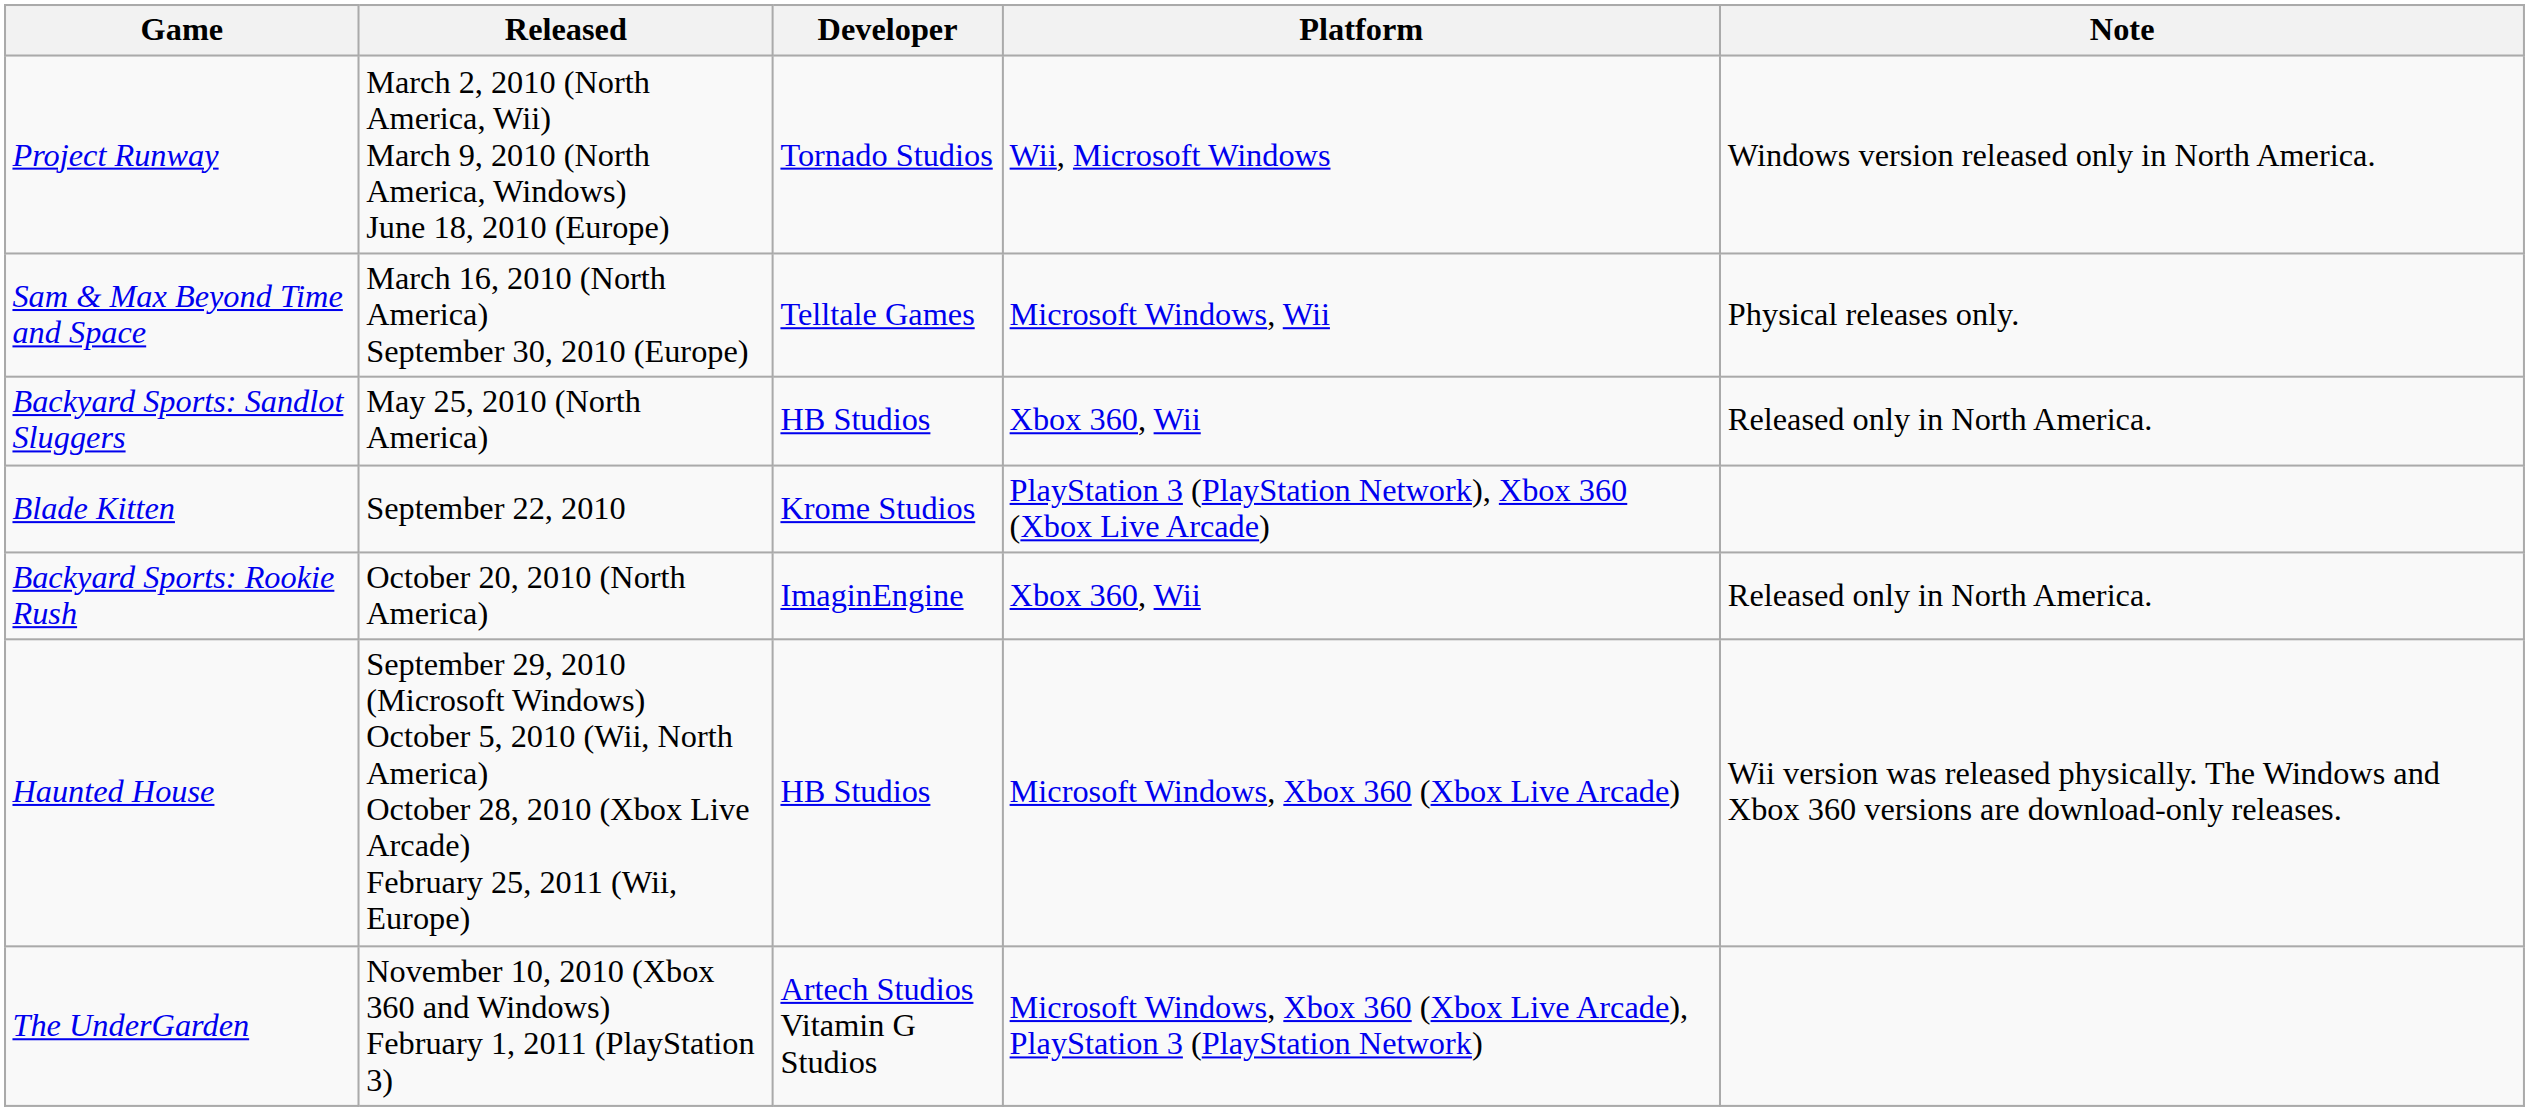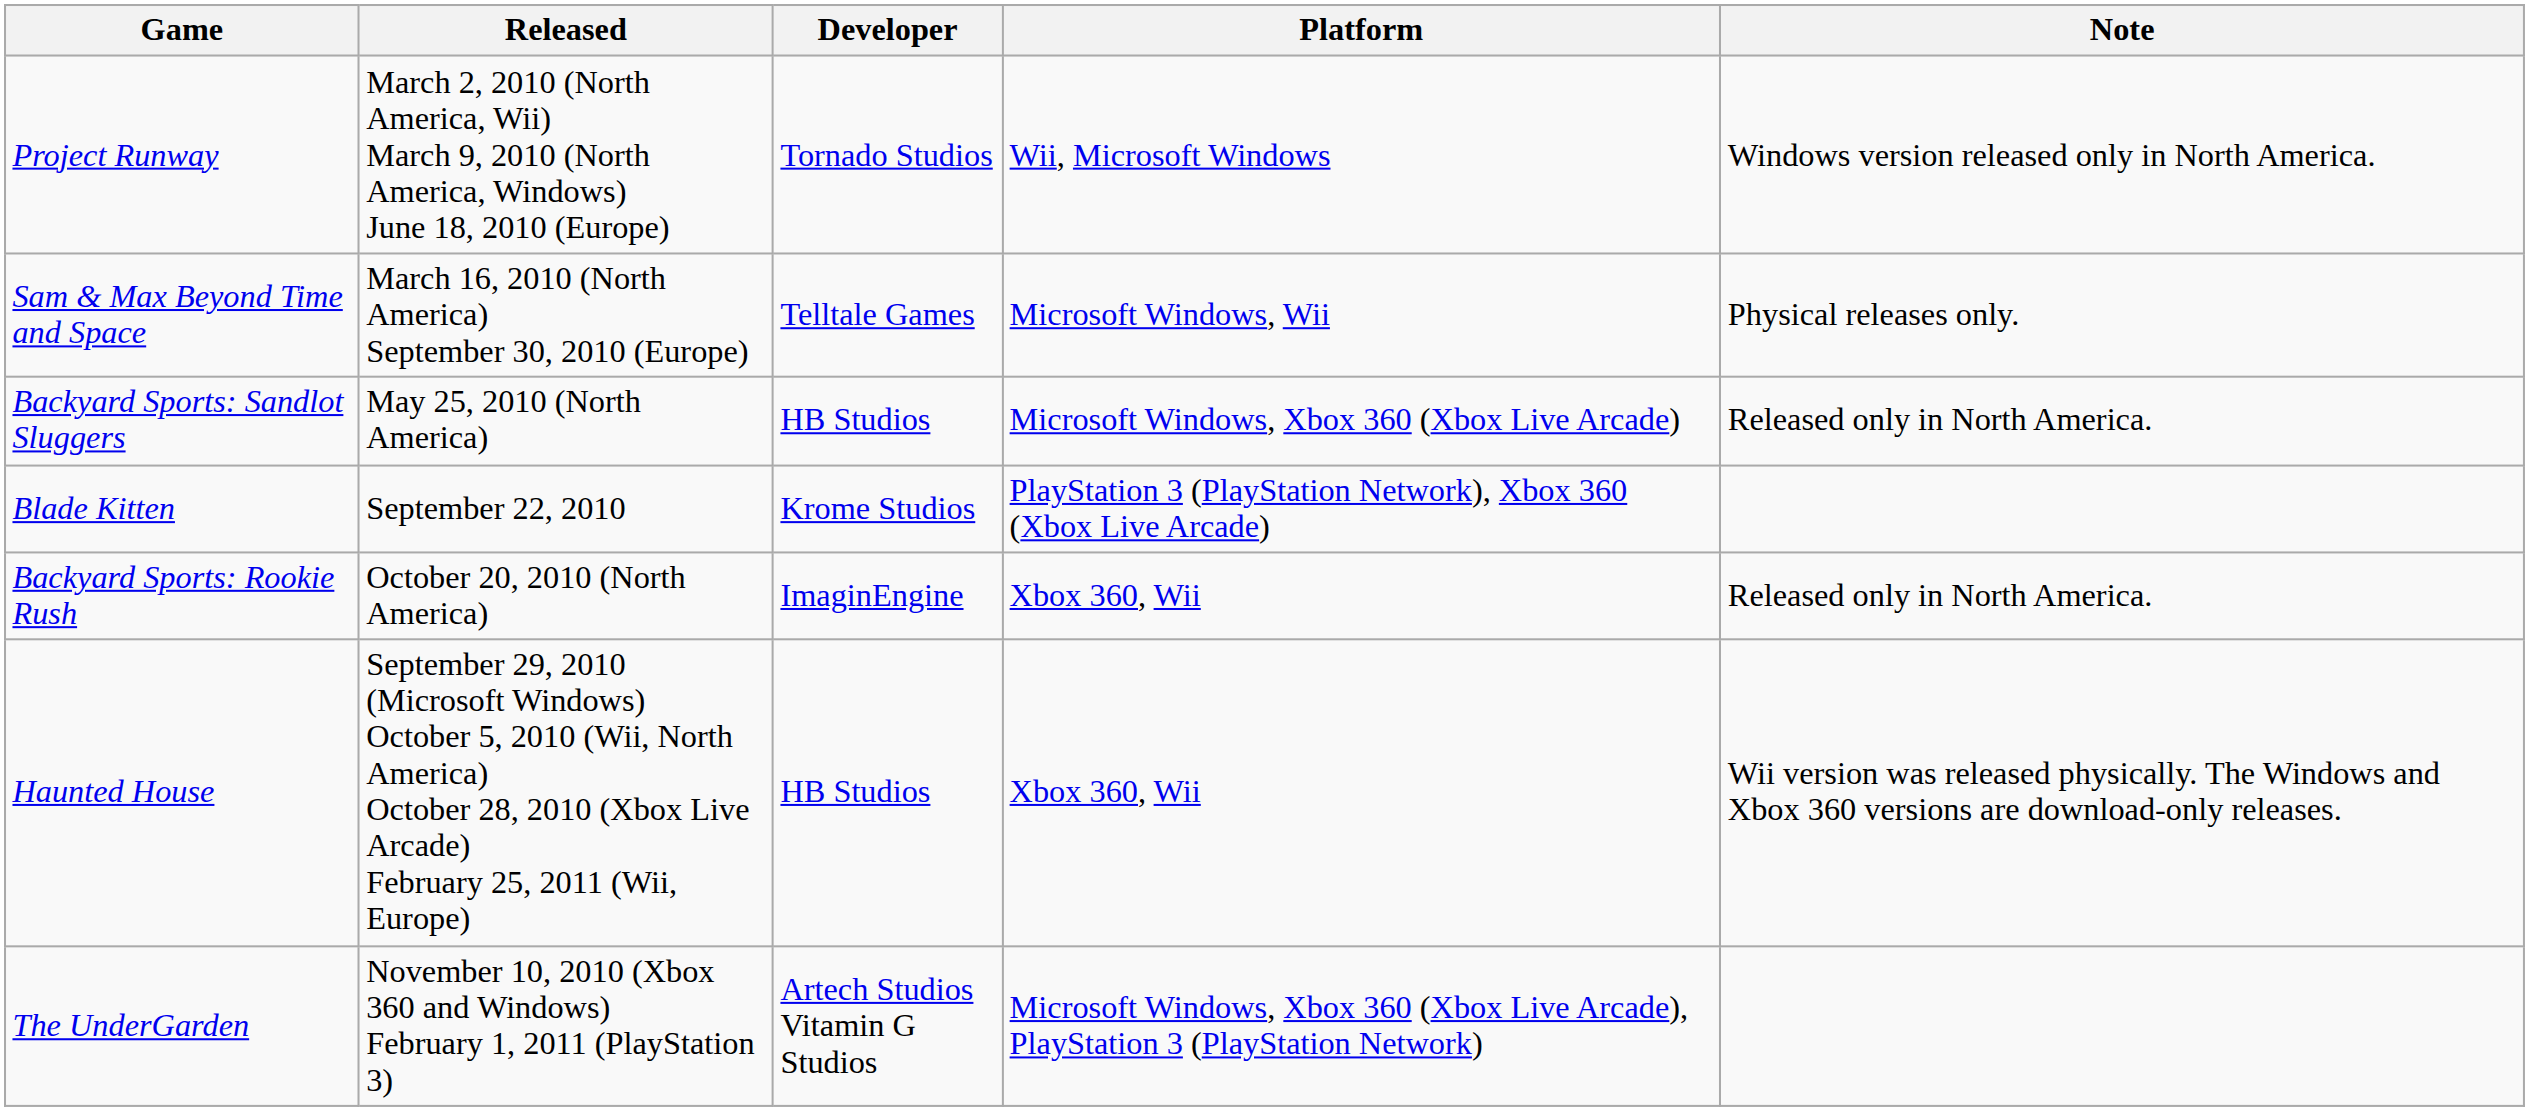(1105, 420) Xbox 360, Wii -> (1345, 420) Microsoft Windows, Xbox 360 (Xbox Live Arcade)
(1345, 792) Microsoft Windows, Xbox 360 (Xbox Live Arcade) -> (1105, 792) Xbox 360, Wii
